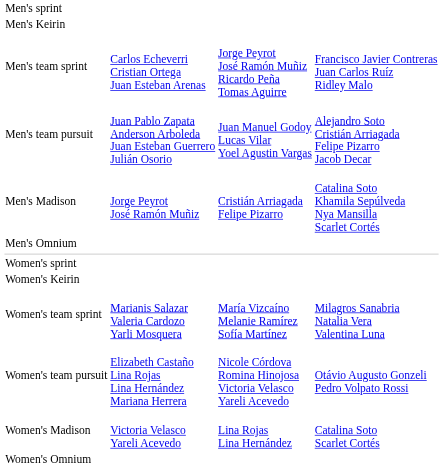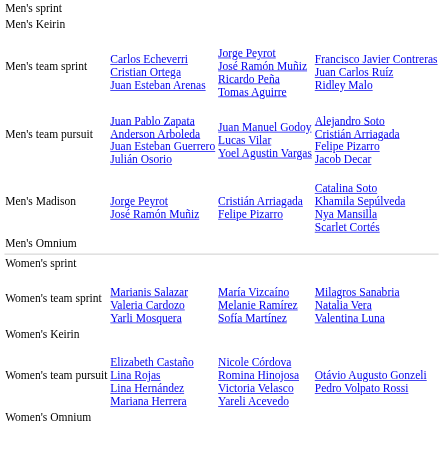rows swapped: (42, 279) <-> (53, 314)
- row: (48, 430)
